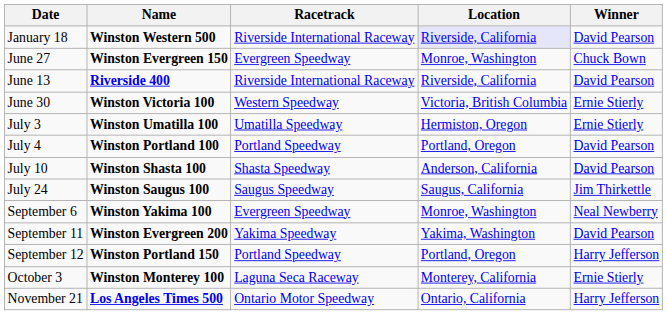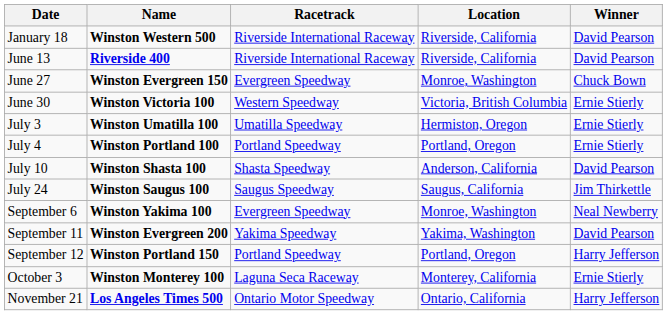(479, 37) lavender background -> (479, 37) no background
rows swapped: (29, 80) <-> (29, 59)
(614, 146) David Pearson -> (608, 146) Ernie Stierly
